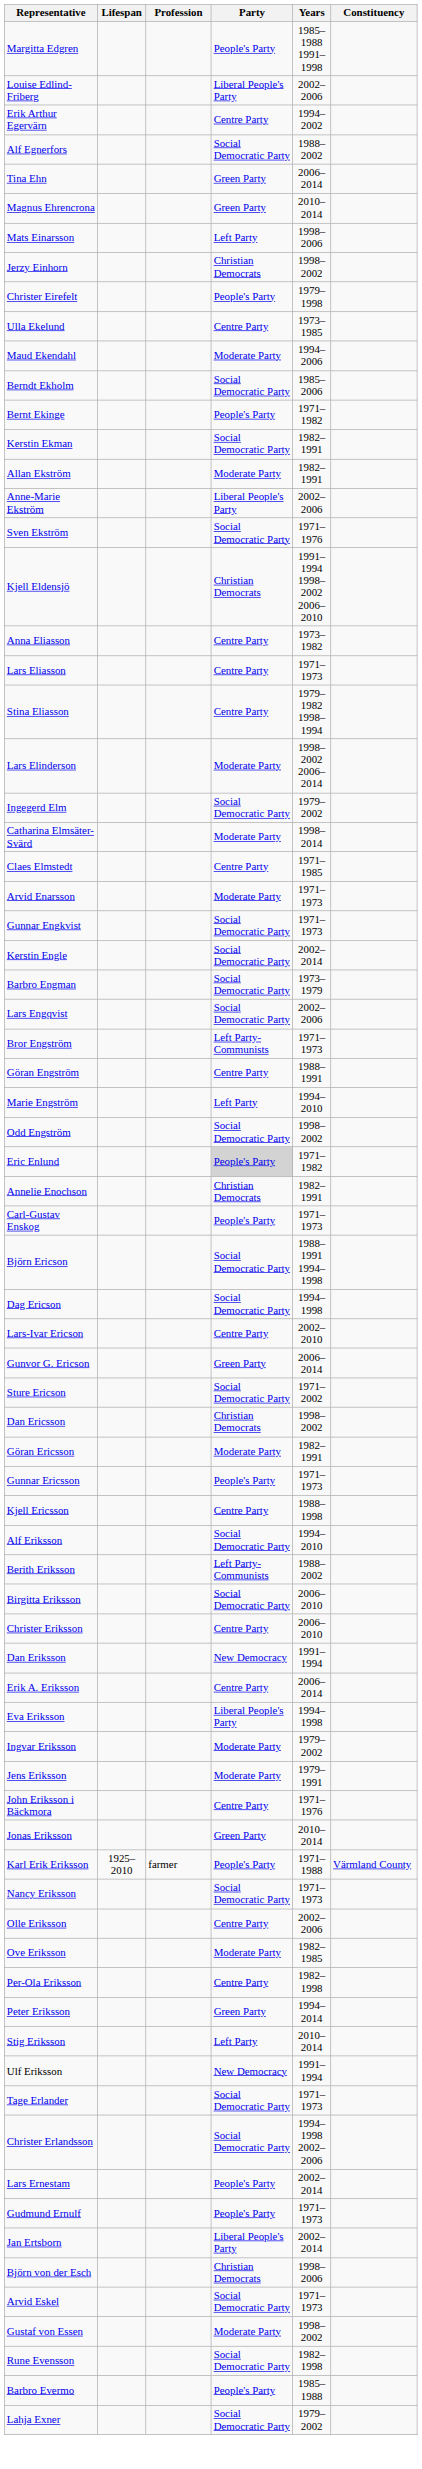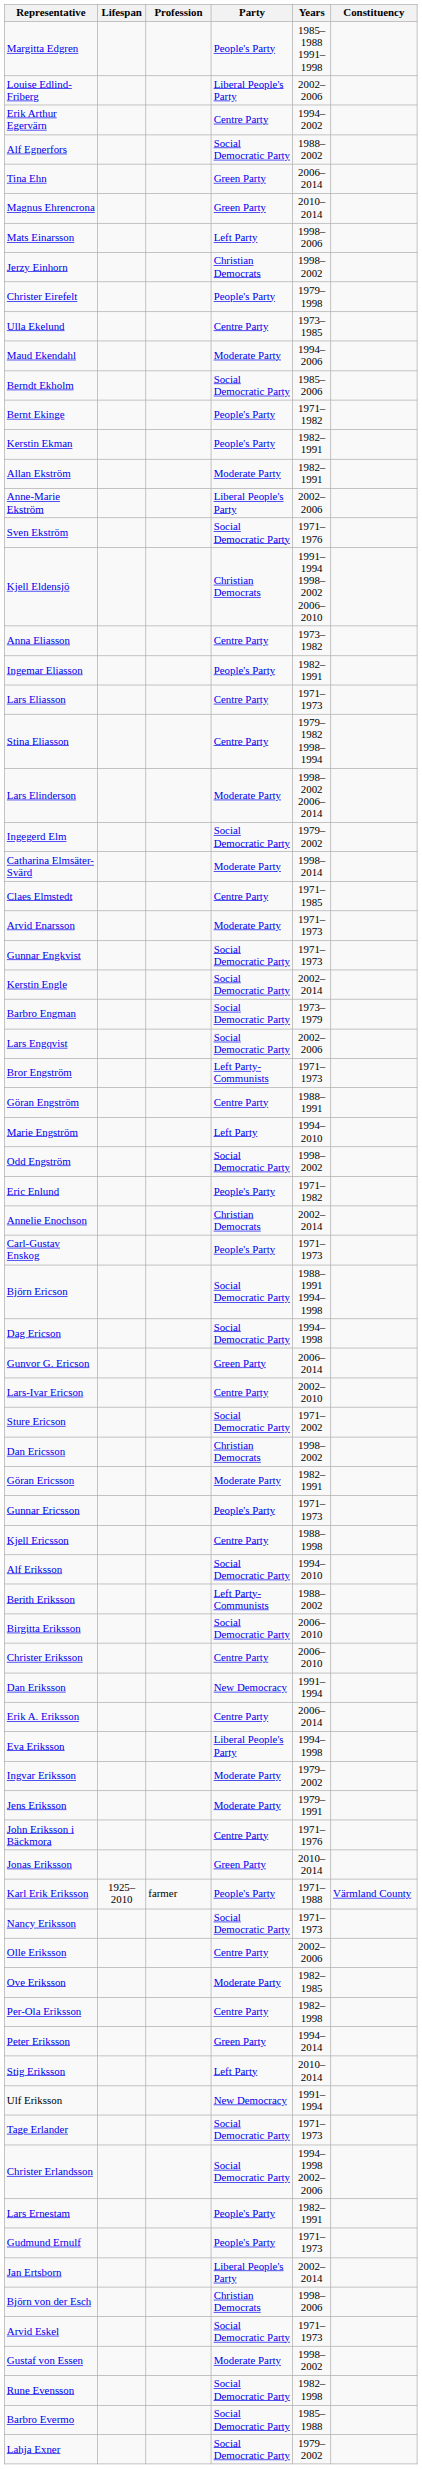(252, 444) Social Democratic Party -> (244, 444) People's Party
+ row: (45, 670)
(244, 1161) lightgrey background -> (244, 1191) no background
(312, 1191) 1982–1991 -> (312, 1220) 2002–2014
rows swapped: (48, 1363) <-> (45, 1333)
(312, 2184) 2002–2014 -> (312, 2213) 1982–1991
(244, 2390) People's Party -> (252, 2419) Social Democratic Party
